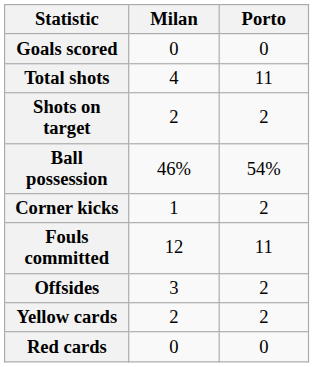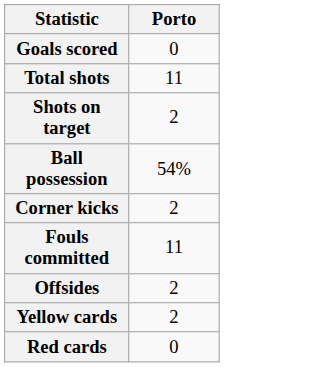- column: (174, 19)
